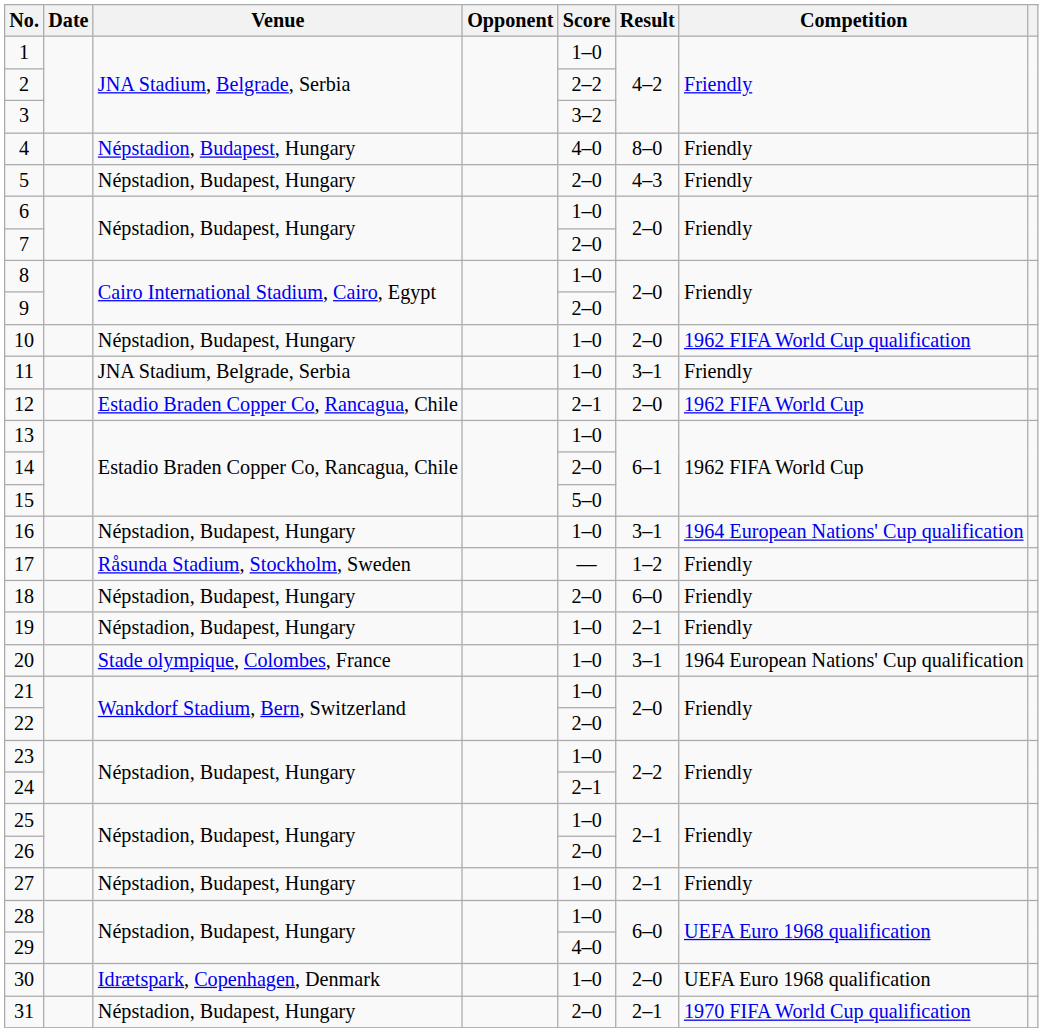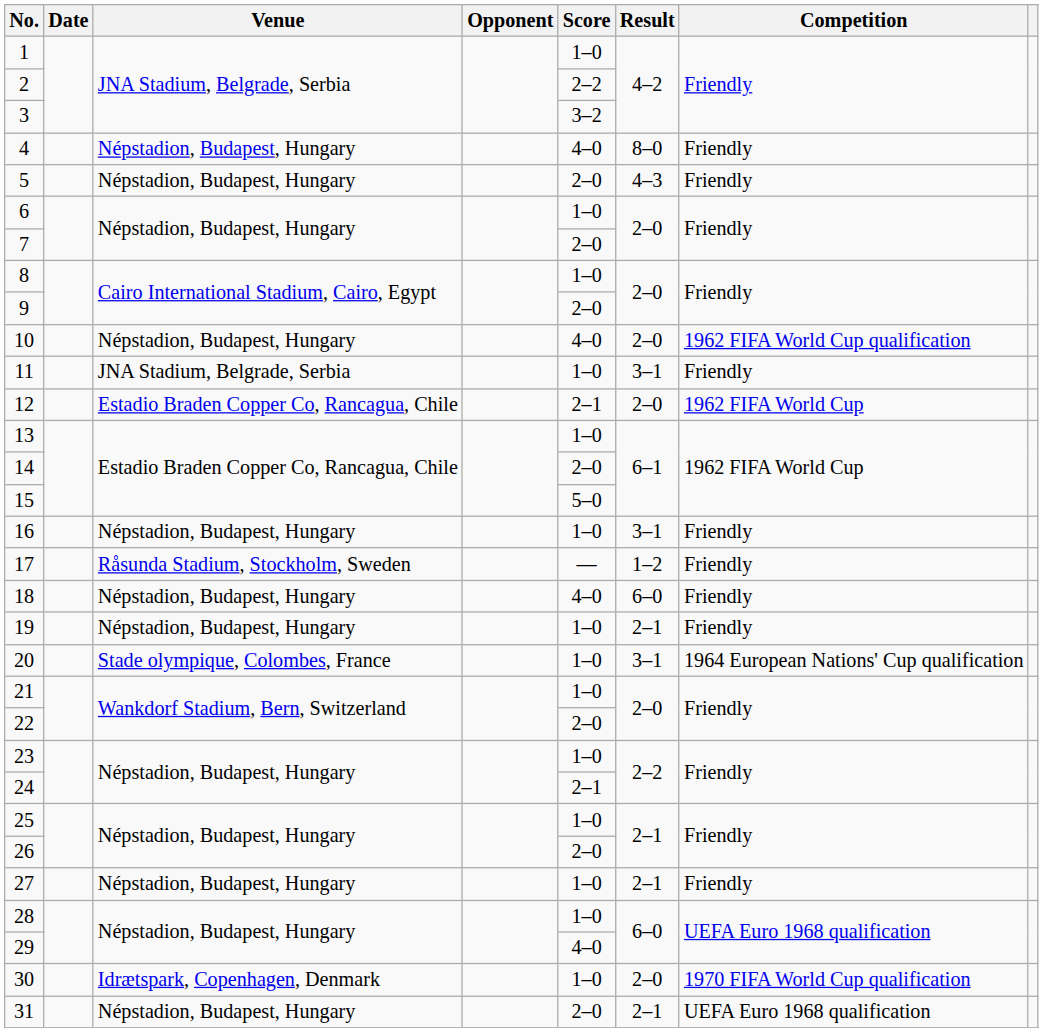(587, 340) 1–0 -> (587, 340) 4–0
(854, 532) 1964 European Nations' Cup qualification -> (718, 532) Friendly
(587, 595) 2–0 -> (587, 595) 4–0
(807, 979) UEFA Euro 1968 qualification -> (827, 979) 1970 FIFA World Cup qualification
(827, 1011) 1970 FIFA World Cup qualification -> (807, 1011) UEFA Euro 1968 qualification
